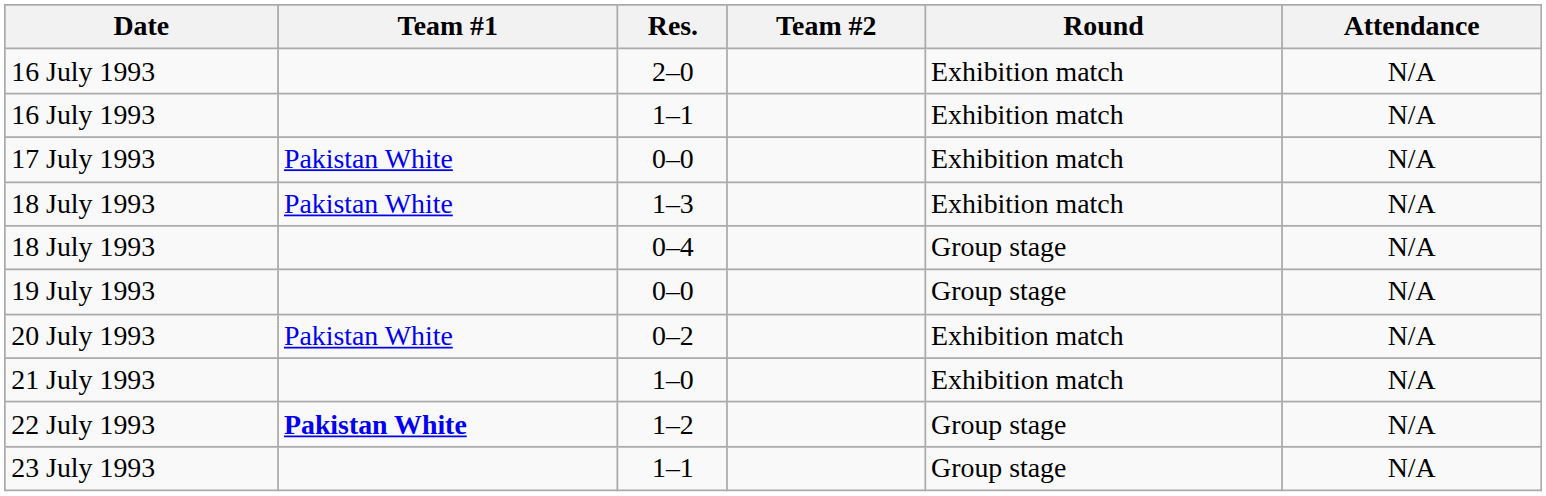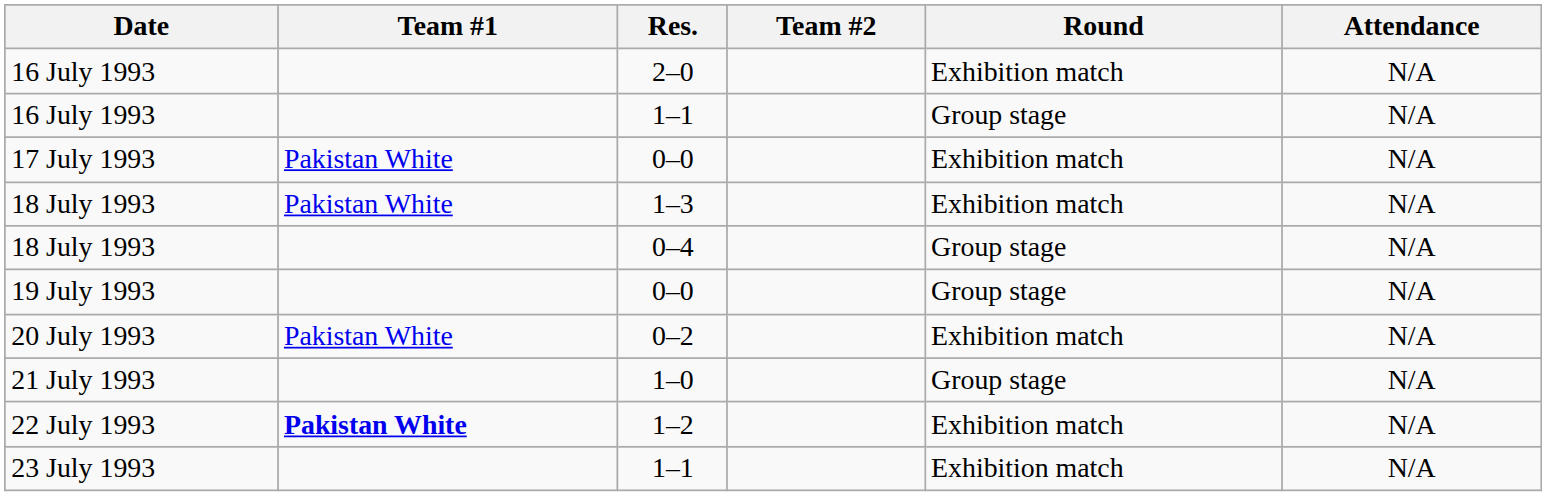(1027, 114) Exhibition match -> (999, 114) Group stage
(1027, 379) Exhibition match -> (999, 379) Group stage
(999, 423) Group stage -> (1027, 423) Exhibition match
(999, 468) Group stage -> (1027, 468) Exhibition match
